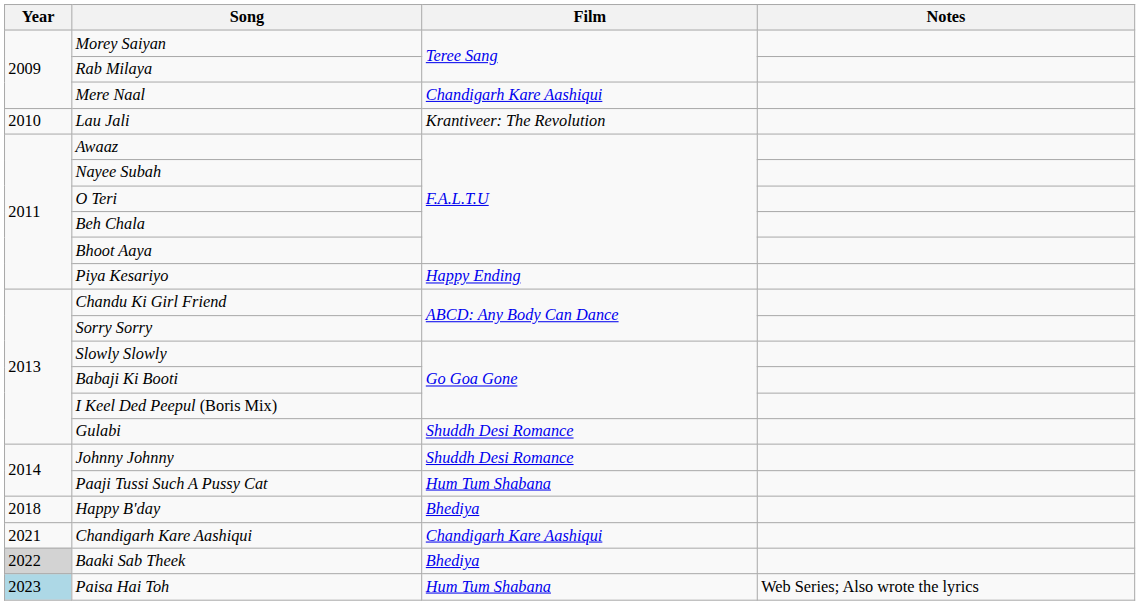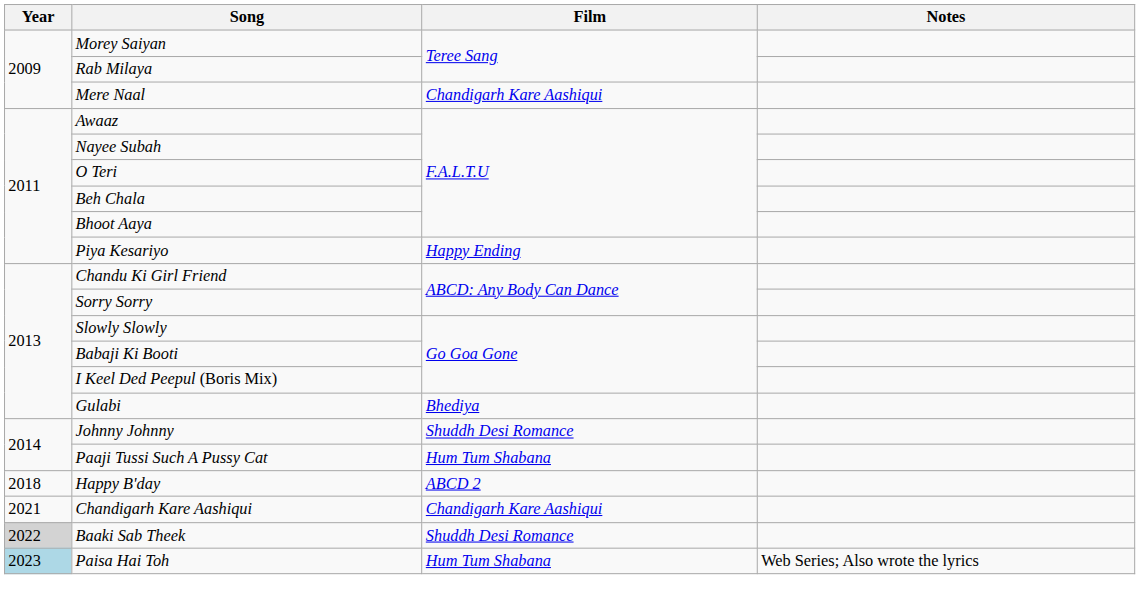- row: (102, 120)
(500, 431) Shuddh Desi Romance -> (453, 405) Bhediya
(453, 509) Bhediya -> (453, 483) ABCD 2
(453, 560) Bhediya -> (500, 535) Shuddh Desi Romance
